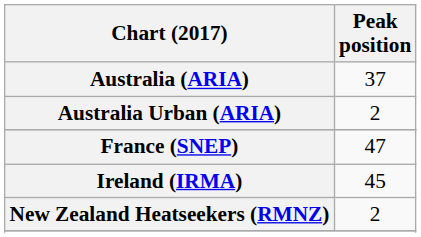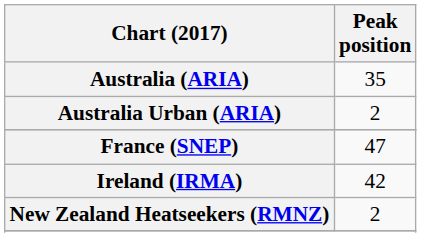(375, 79) 37 -> (375, 79) 35
(375, 180) 45 -> (375, 180) 42
